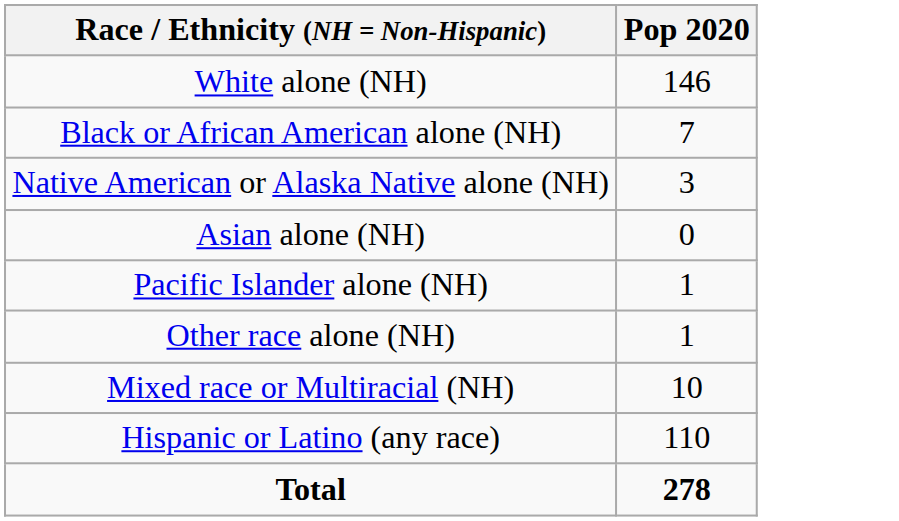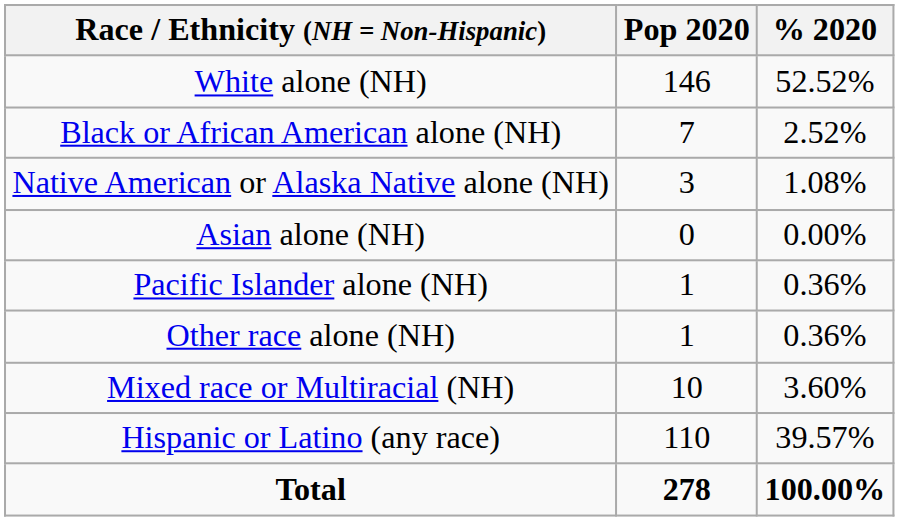+ column: (825, 30)
